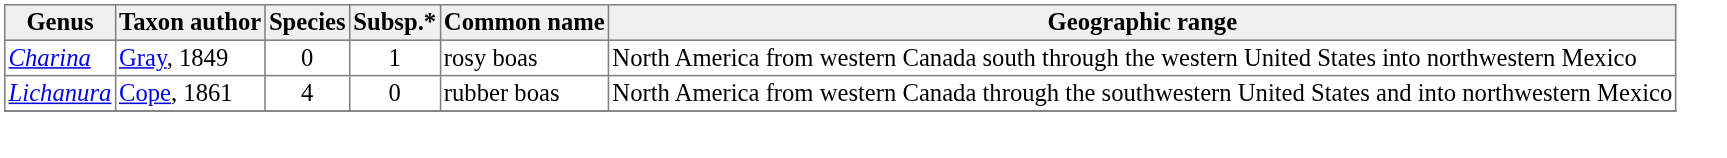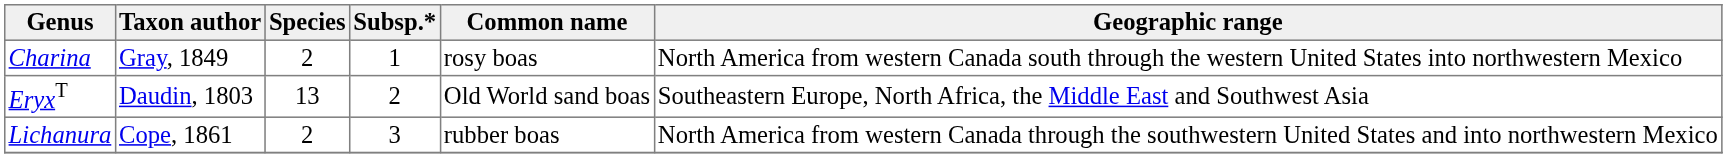(307, 57) 0 -> (307, 57) 2
+ row: (38, 96)
(307, 93) 4 -> (307, 135) 2
(395, 93) 0 -> (395, 135) 3
